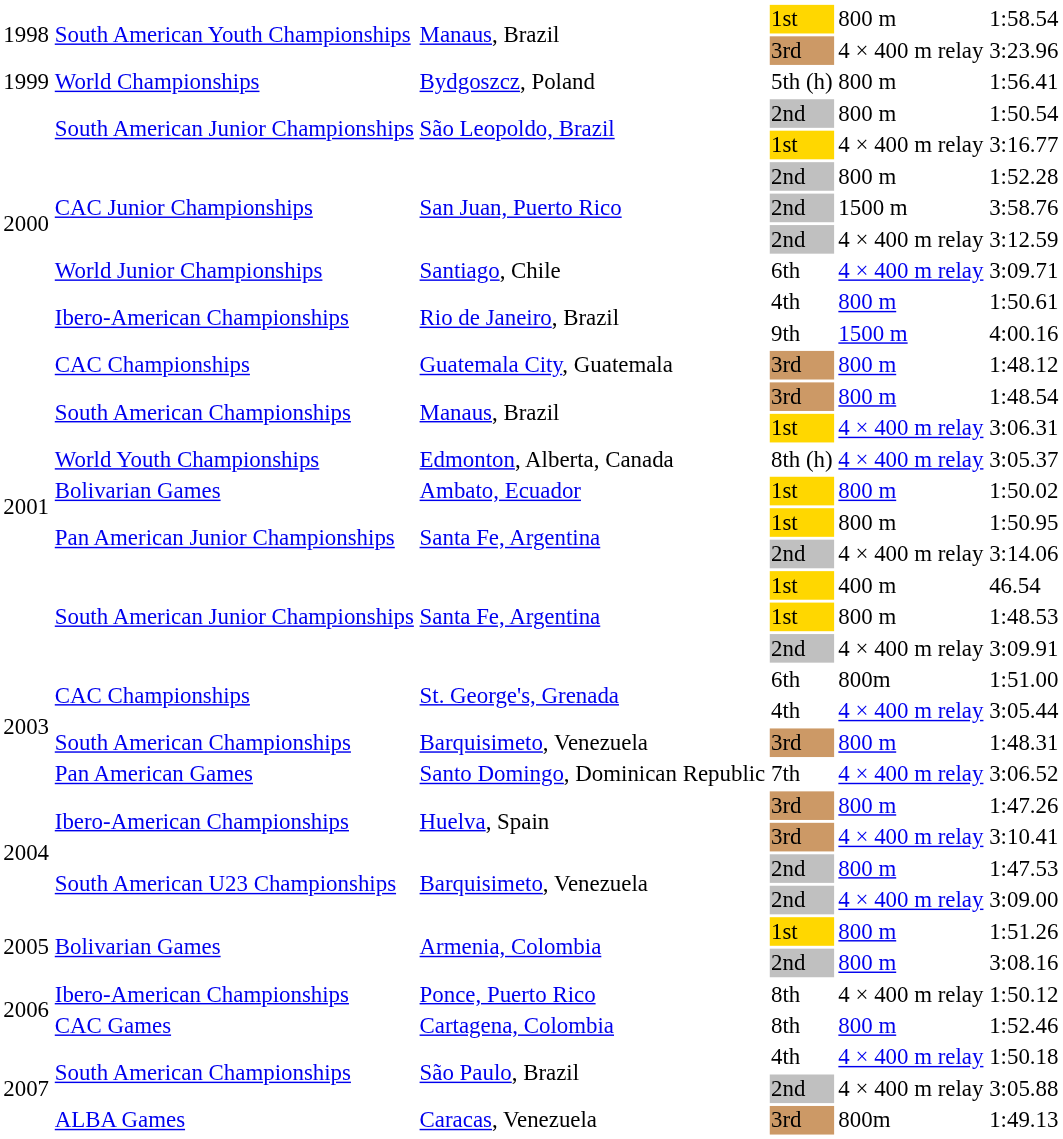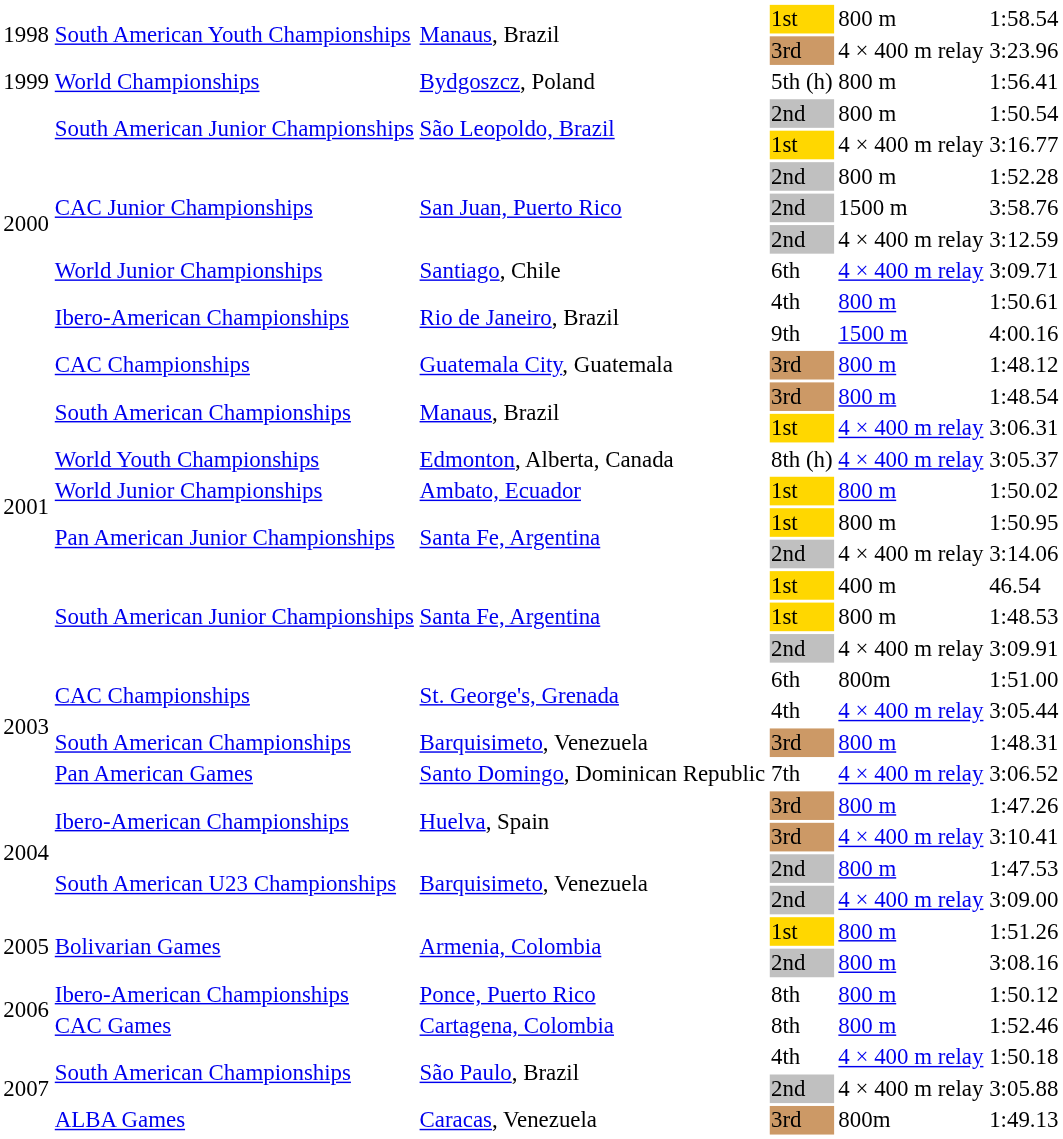(138, 490) Bolivarian Games -> (189, 490) World Junior Championships
(911, 994) 4 × 400 m relay -> (867, 994) 800 m
